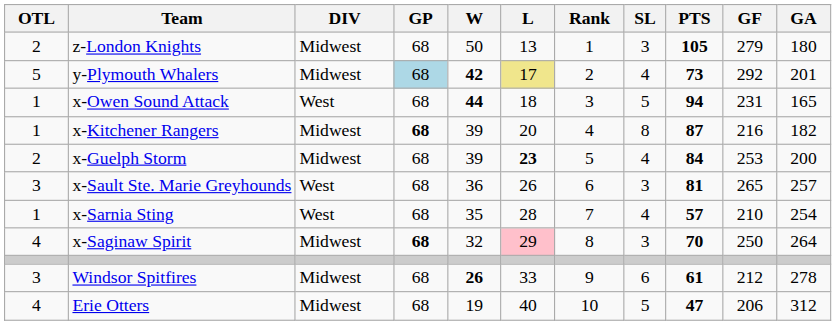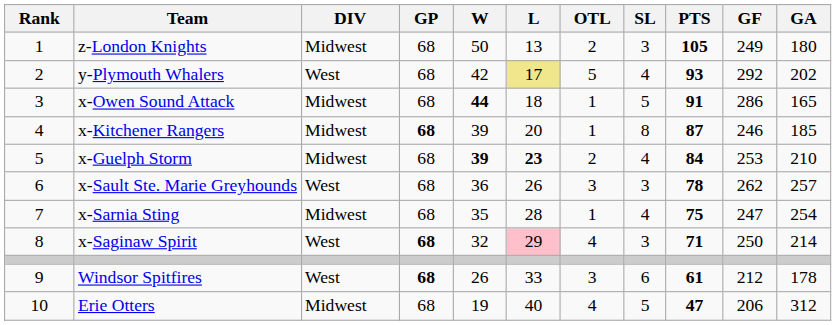columns swapped: (590, 18) <-> (36, 18)
(750, 46) 279 -> (750, 46) 249
(330, 74) Midwest -> (322, 74) West
(421, 74) lightblue background -> (426, 74) no background
(474, 74) bold -> (480, 74) normal
(694, 74) 73 -> (694, 74) 93
(804, 74) 201 -> (804, 74) 202
(317, 102) West -> (336, 102) Midwest
(694, 102) 94 -> (694, 102) 91
(750, 102) 231 -> (750, 102) 286
(750, 130) 216 -> (750, 130) 246
(804, 130) 182 -> (804, 130) 185
(474, 158) normal -> (480, 158) bold
(804, 158) 200 -> (804, 158) 210
(694, 185) 81 -> (694, 185) 78
(750, 185) 265 -> (750, 185) 262
(317, 213) West -> (336, 213) Midwest
(694, 213) 57 -> (694, 213) 75
(750, 213) 210 -> (750, 213) 247
(330, 241) Midwest -> (322, 241) West
(694, 241) 70 -> (694, 241) 71
(804, 241) 264 -> (804, 241) 214
(330, 277) Midwest -> (322, 277) West
(421, 277) normal -> (426, 277) bold
(474, 277) bold -> (480, 277) normal
(804, 277) 278 -> (804, 277) 178
